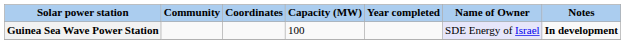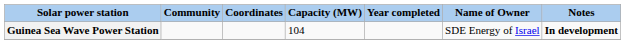(296, 30) 100 -> (296, 30) 104
(492, 30) lavender background -> (492, 30) no background
